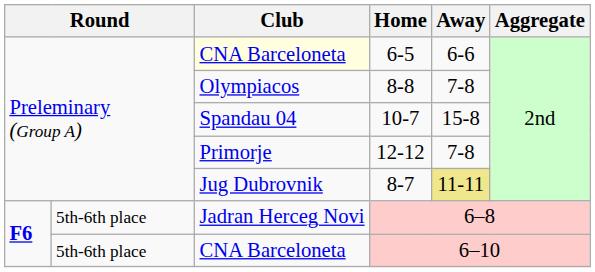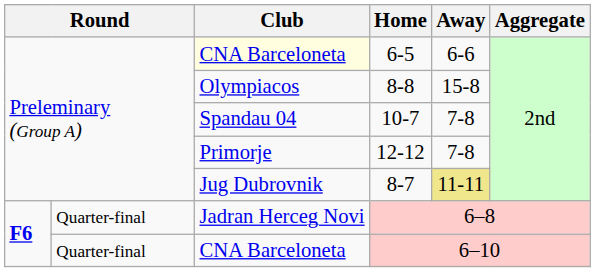(461, 86) 7-8 -> (461, 86) 15-8
(461, 119) 15-8 -> (461, 119) 7-8
(101, 218) 5th-6th place -> (101, 218) Quarter-final
(101, 251) 5th-6th place -> (101, 251) Quarter-final
